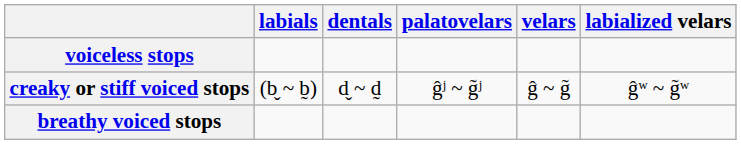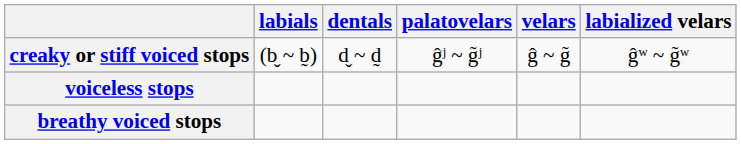rows swapped: (129, 54) <-> (129, 88)
